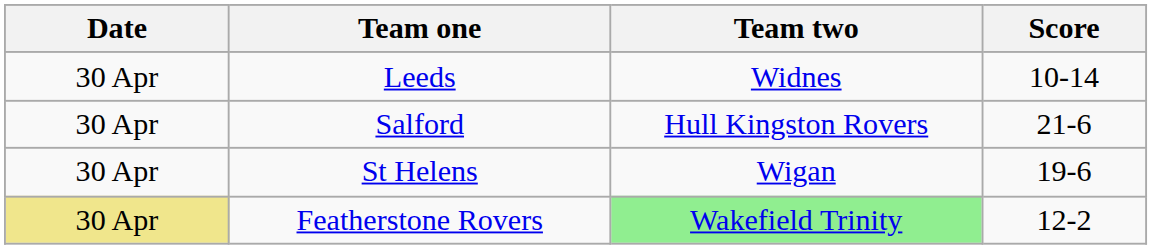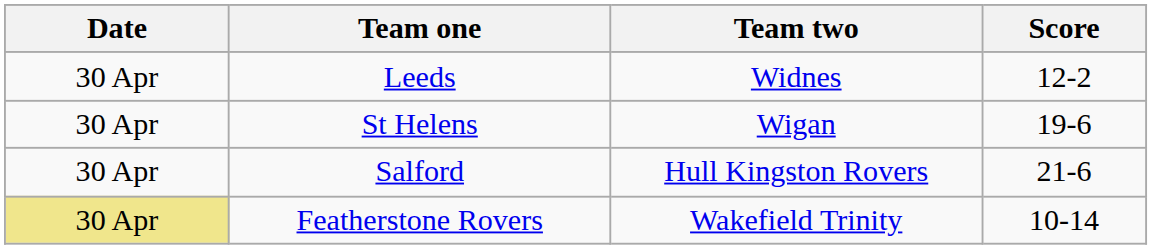(1064, 76) 10-14 -> (1064, 76) 12-2
rows swapped: (420, 171) <-> (420, 123)
(796, 219) lightgreen background -> (796, 219) no background
(1064, 219) 12-2 -> (1064, 219) 10-14
